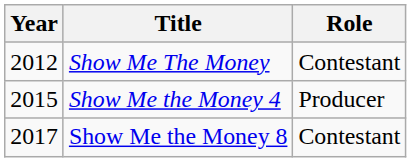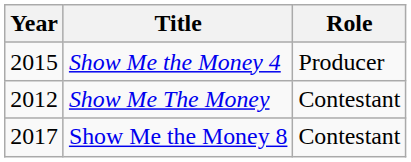rows swapped: (169, 61) <-> (175, 99)
